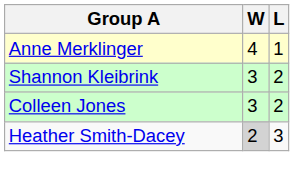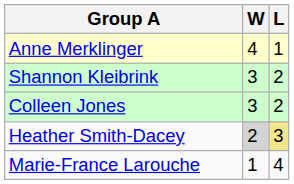(278, 135) no background -> (278, 135) khaki background
+ row: (104, 164)
